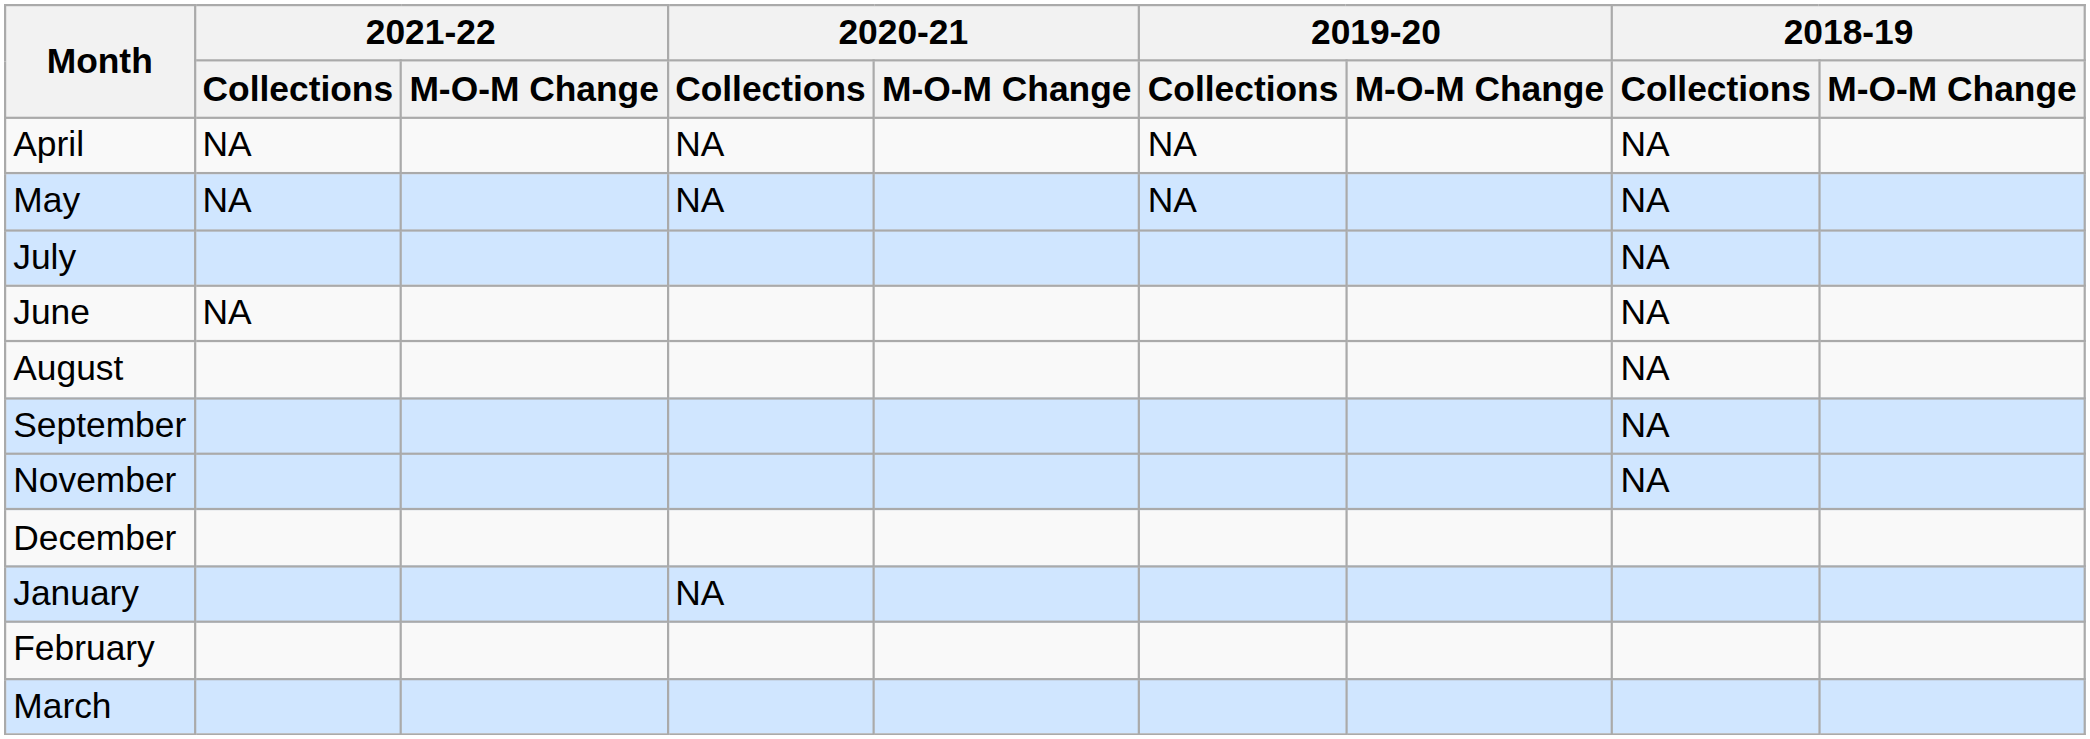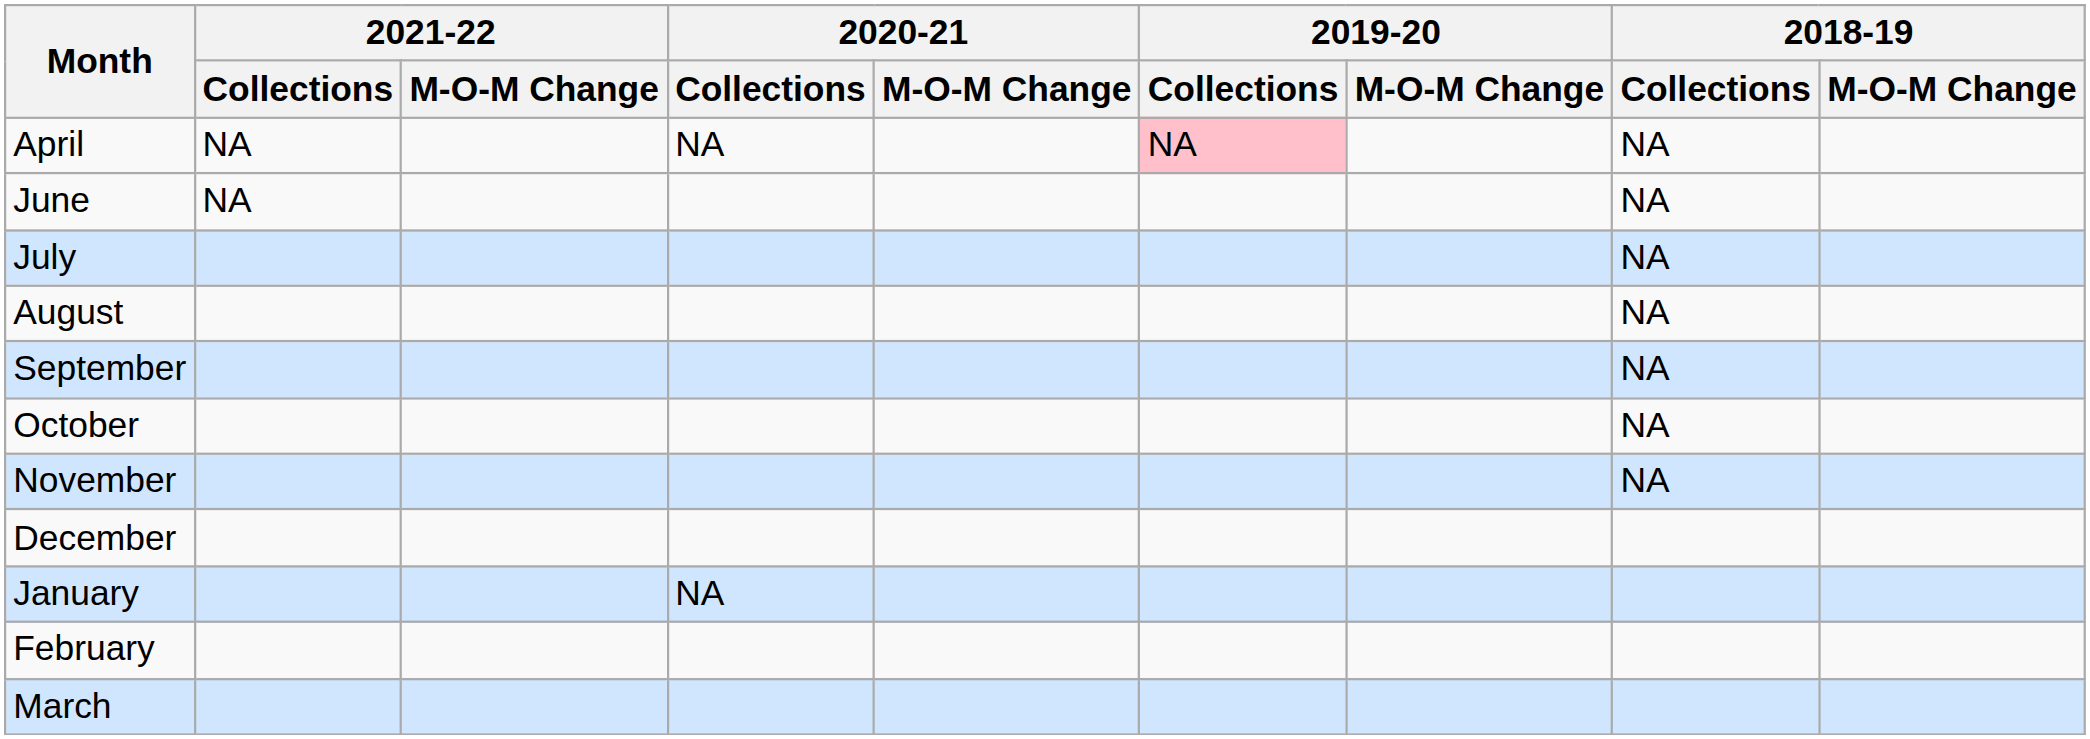(1172, 144) no background -> (1172, 144) pink background
- row: (47, 200)
rows swapped: (52, 312) <-> (45, 256)
+ row: (76, 425)
